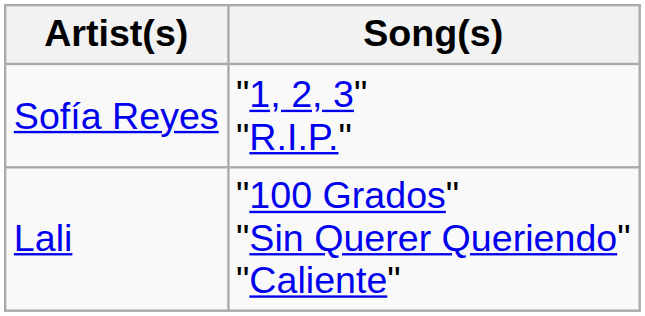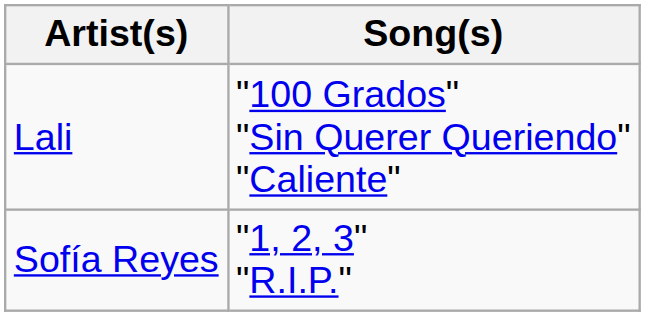rows swapped: (43, 238) <-> (116, 115)
